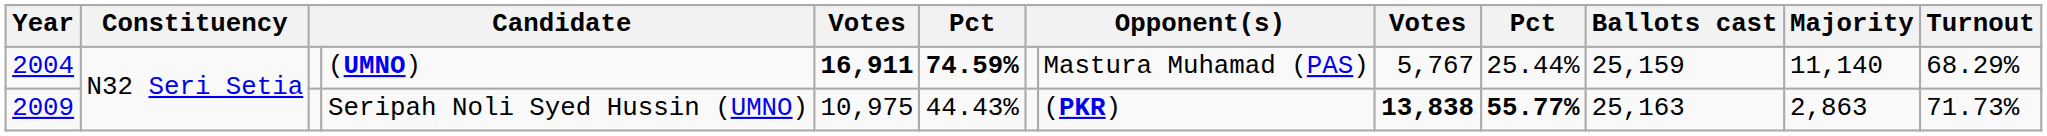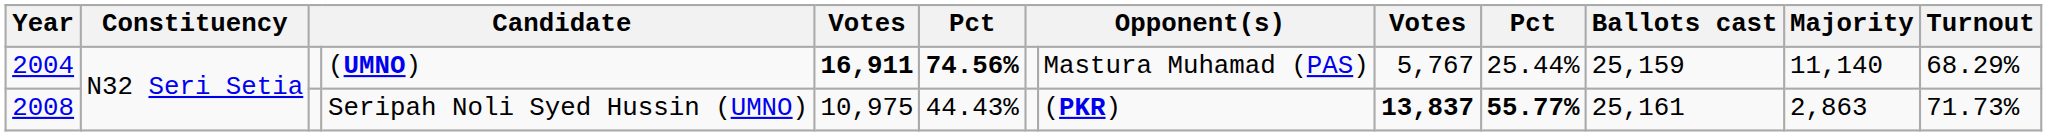(972, 68) 74.59% -> (972, 68) 74.56%
(43, 109) 2009 -> (43, 109) 2008
(1428, 109) 13,838 -> (1428, 109) 13,837
(1638, 109) 25,163 -> (1638, 109) 25,161
